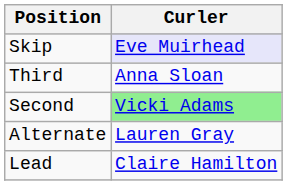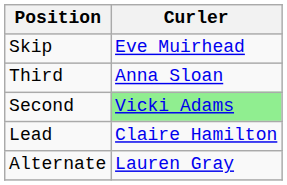(180, 49) lavender background -> (180, 49) no background
rows swapped: (31, 165) <-> (58, 136)
